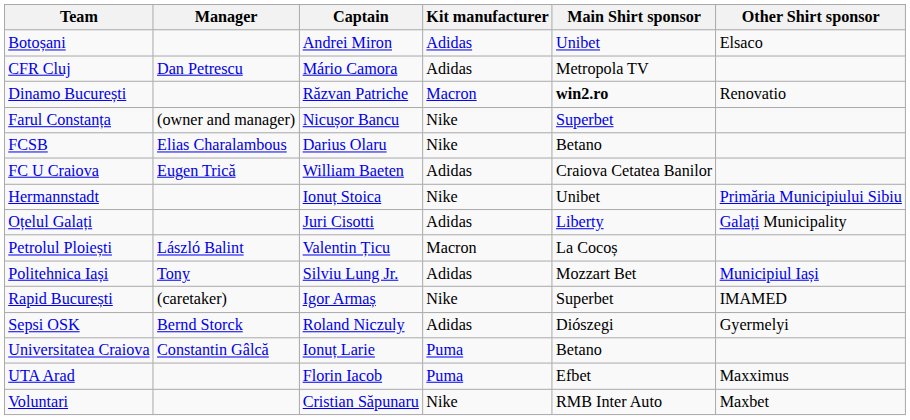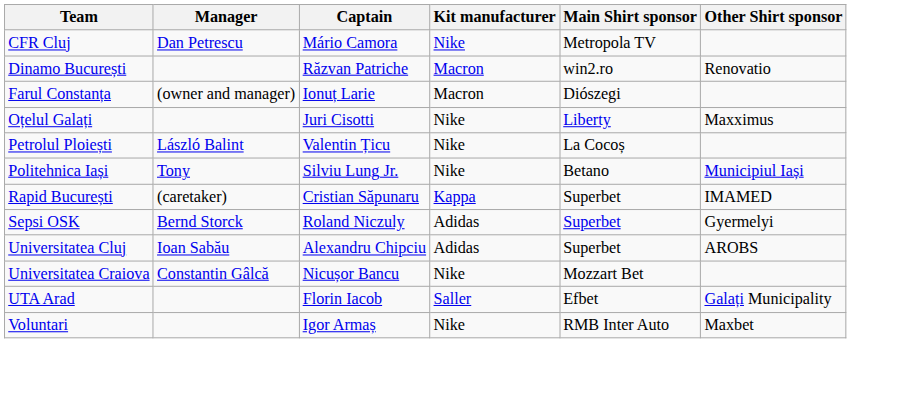- row: (37, 42)
(449, 68) Adidas -> (449, 42) Nike
(582, 94) bold -> (588, 68) normal
(351, 119) Nicușor Bancu -> (339, 94) Ionuț Larie
(442, 119) Nike -> (459, 94) Macron
(585, 119) Superbet -> (592, 94) Diószegi
- row: (28, 145)
- row: (54, 171)
- row: (54, 196)
(449, 222) Adidas -> (449, 119) Nike
(783, 222) Galați Municipality -> (739, 119) Maxximus
(452, 247) Macron -> (449, 145) Nike
(449, 273) Adidas -> (449, 171) Nike
(596, 273) Mozzart Bet -> (586, 171) Betano
(339, 299) Igor Armaș -> (361, 196) Cristian Săpunaru
(442, 299) Nike -> (455, 196) Kappa
(585, 324) Diószegi -> (592, 222) Superbet
+ row: (67, 247)
(339, 350) Ionuț Larie -> (351, 273) Nicușor Bancu
(445, 350) Puma -> (449, 273) Nike
(579, 350) Betano -> (603, 273) Mozzart Bet
(445, 376) Puma -> (452, 299) Saller
(754, 376) Maxximus -> (768, 299) Galați Municipality
(361, 401) Cristian Săpunaru -> (339, 324) Igor Armaș
